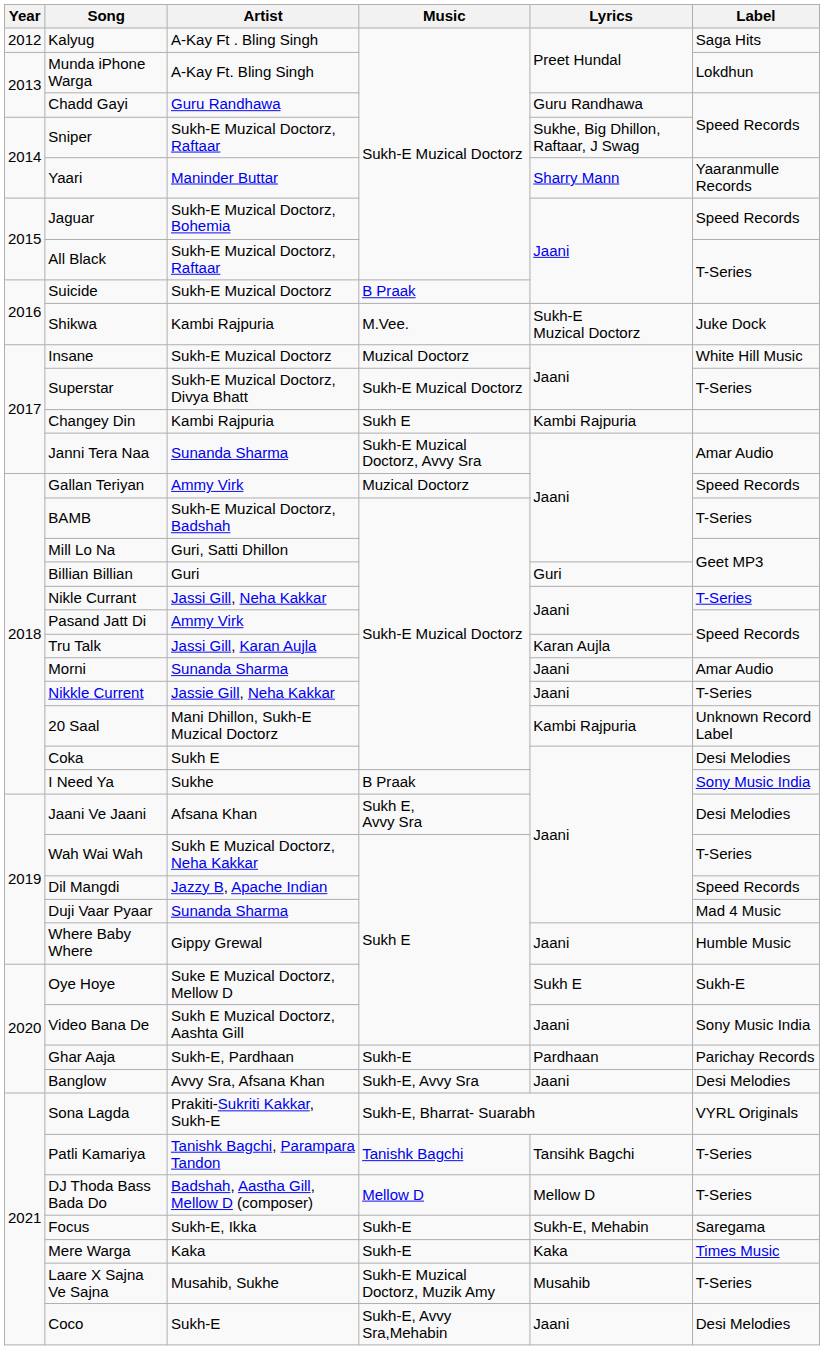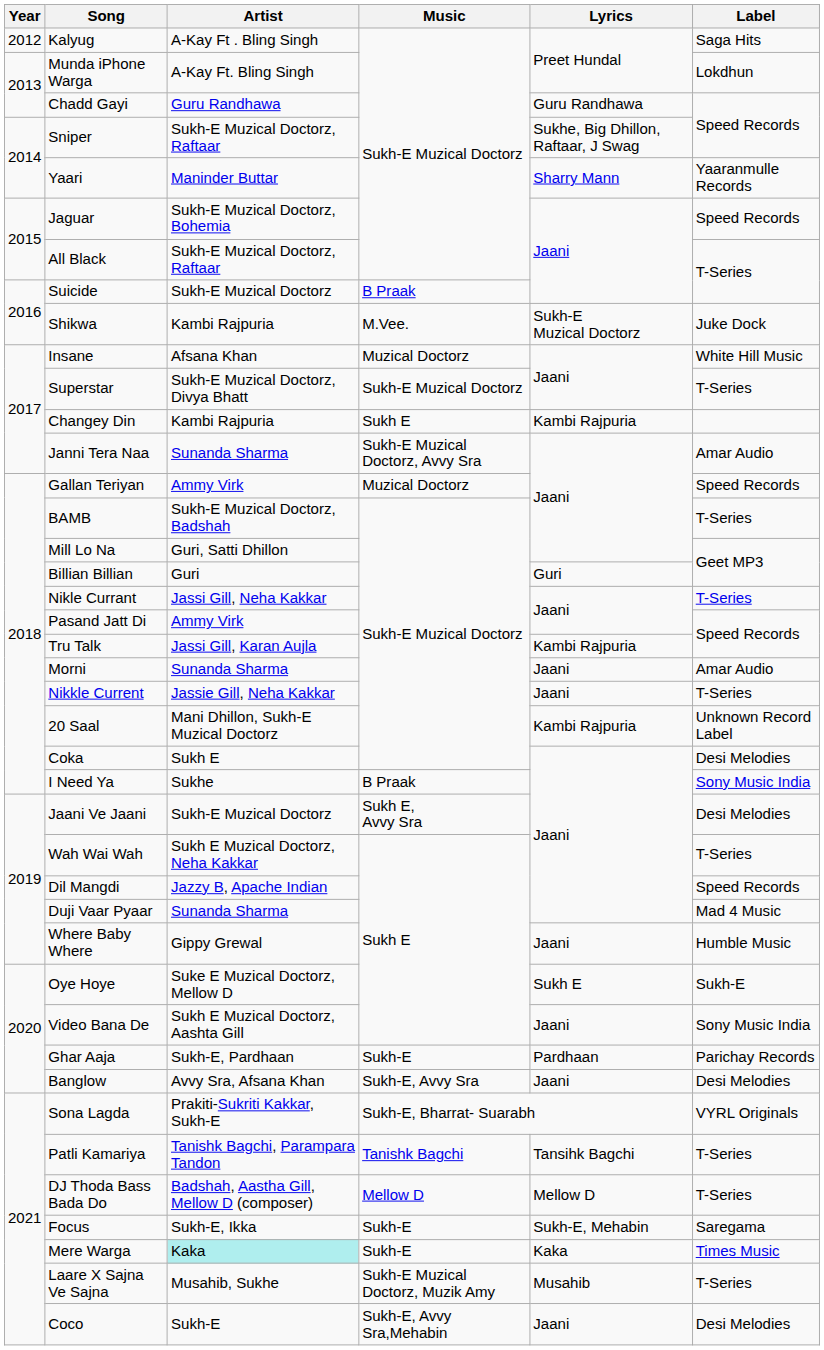(251, 356) Sukh-E Muzical Doctorz -> (214, 356) Afsana Khan
(572, 645) Karan Aujla -> (585, 645) Kambi Rajpuria
(214, 814) Afsana Khan -> (251, 814) Sukh-E Muzical Doctorz
(188, 1251) no background -> (188, 1251) paleturquoise background
